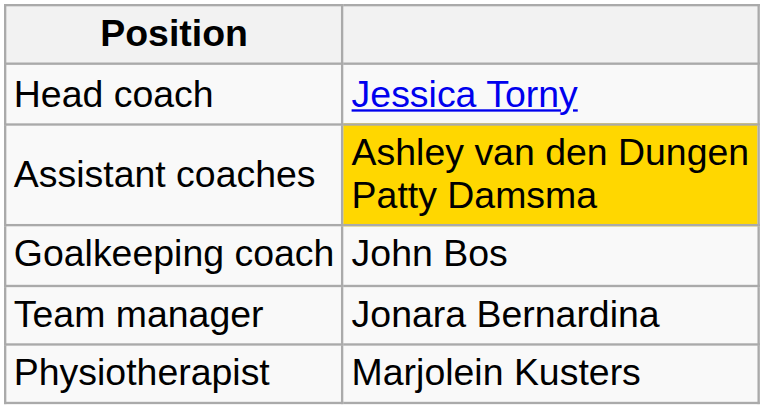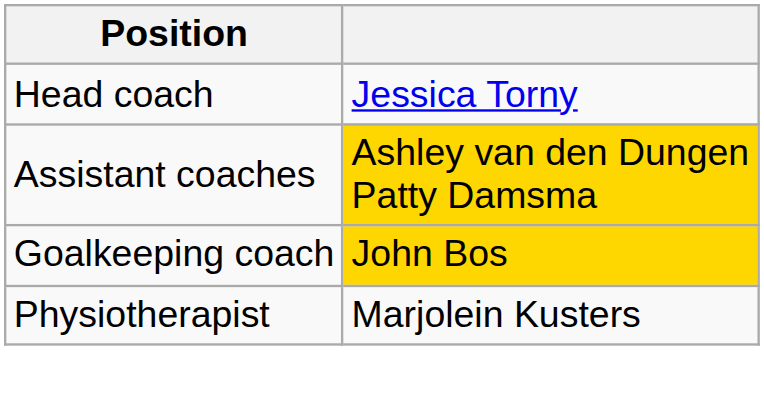(430, 254) no background -> (430, 254) gold background
- row: (139, 313)
